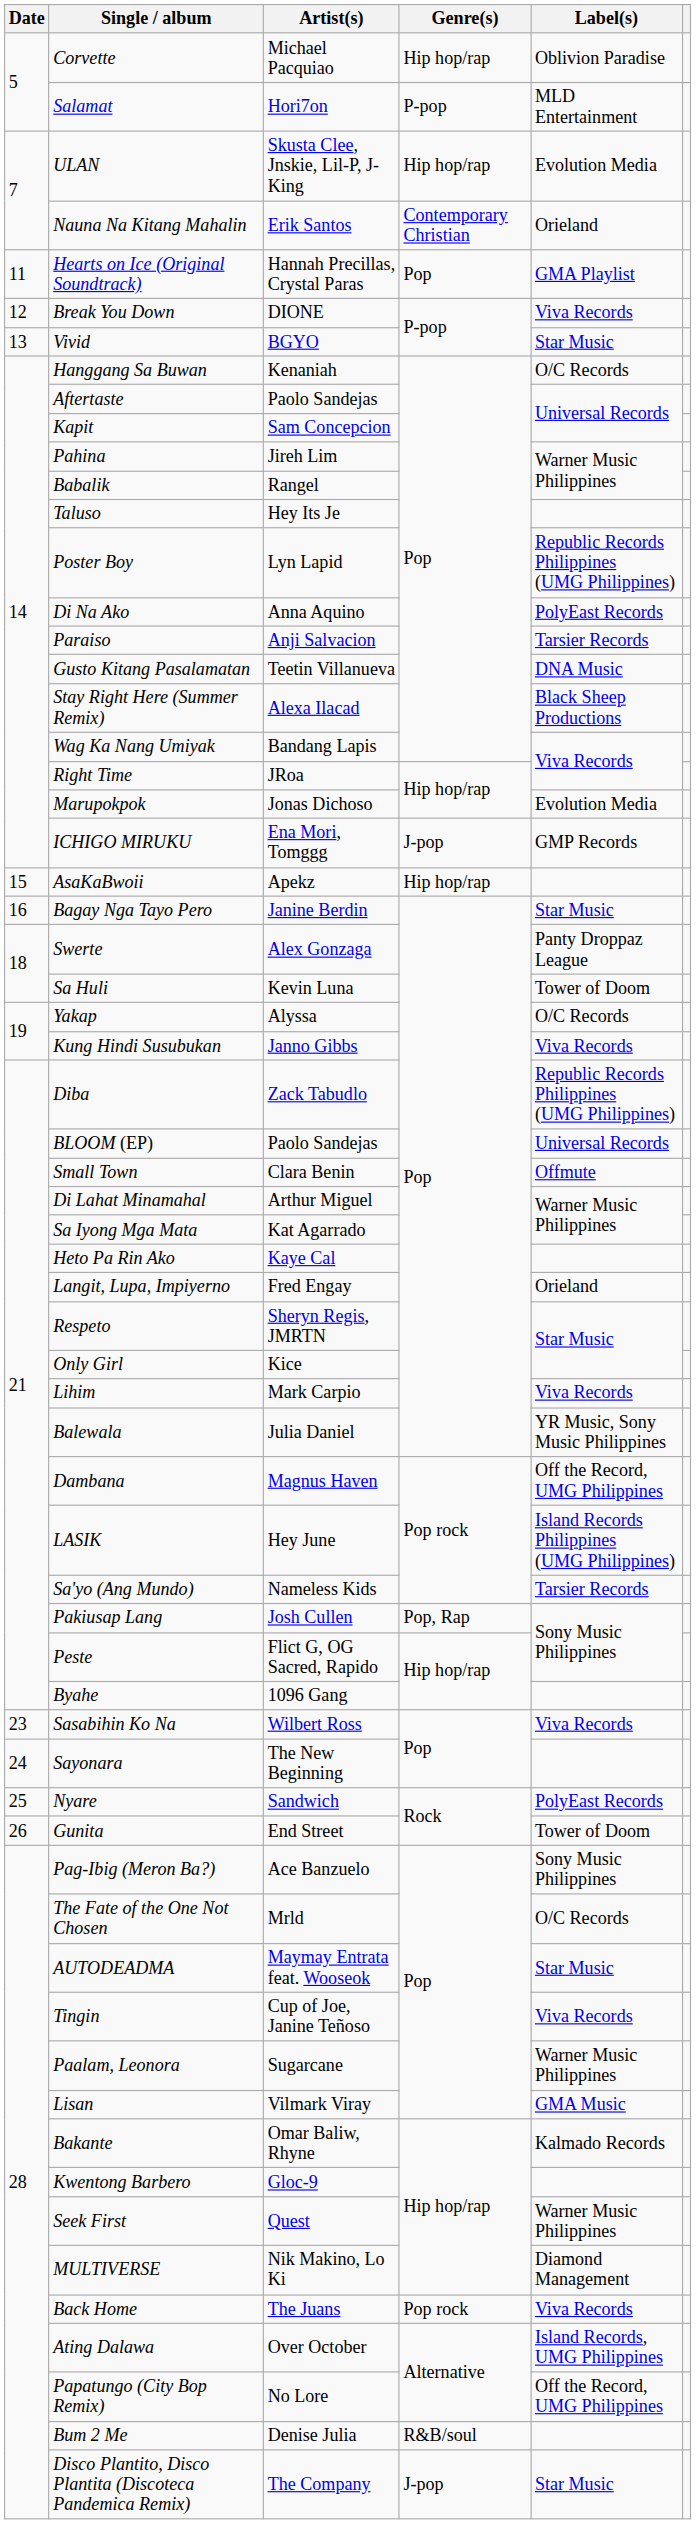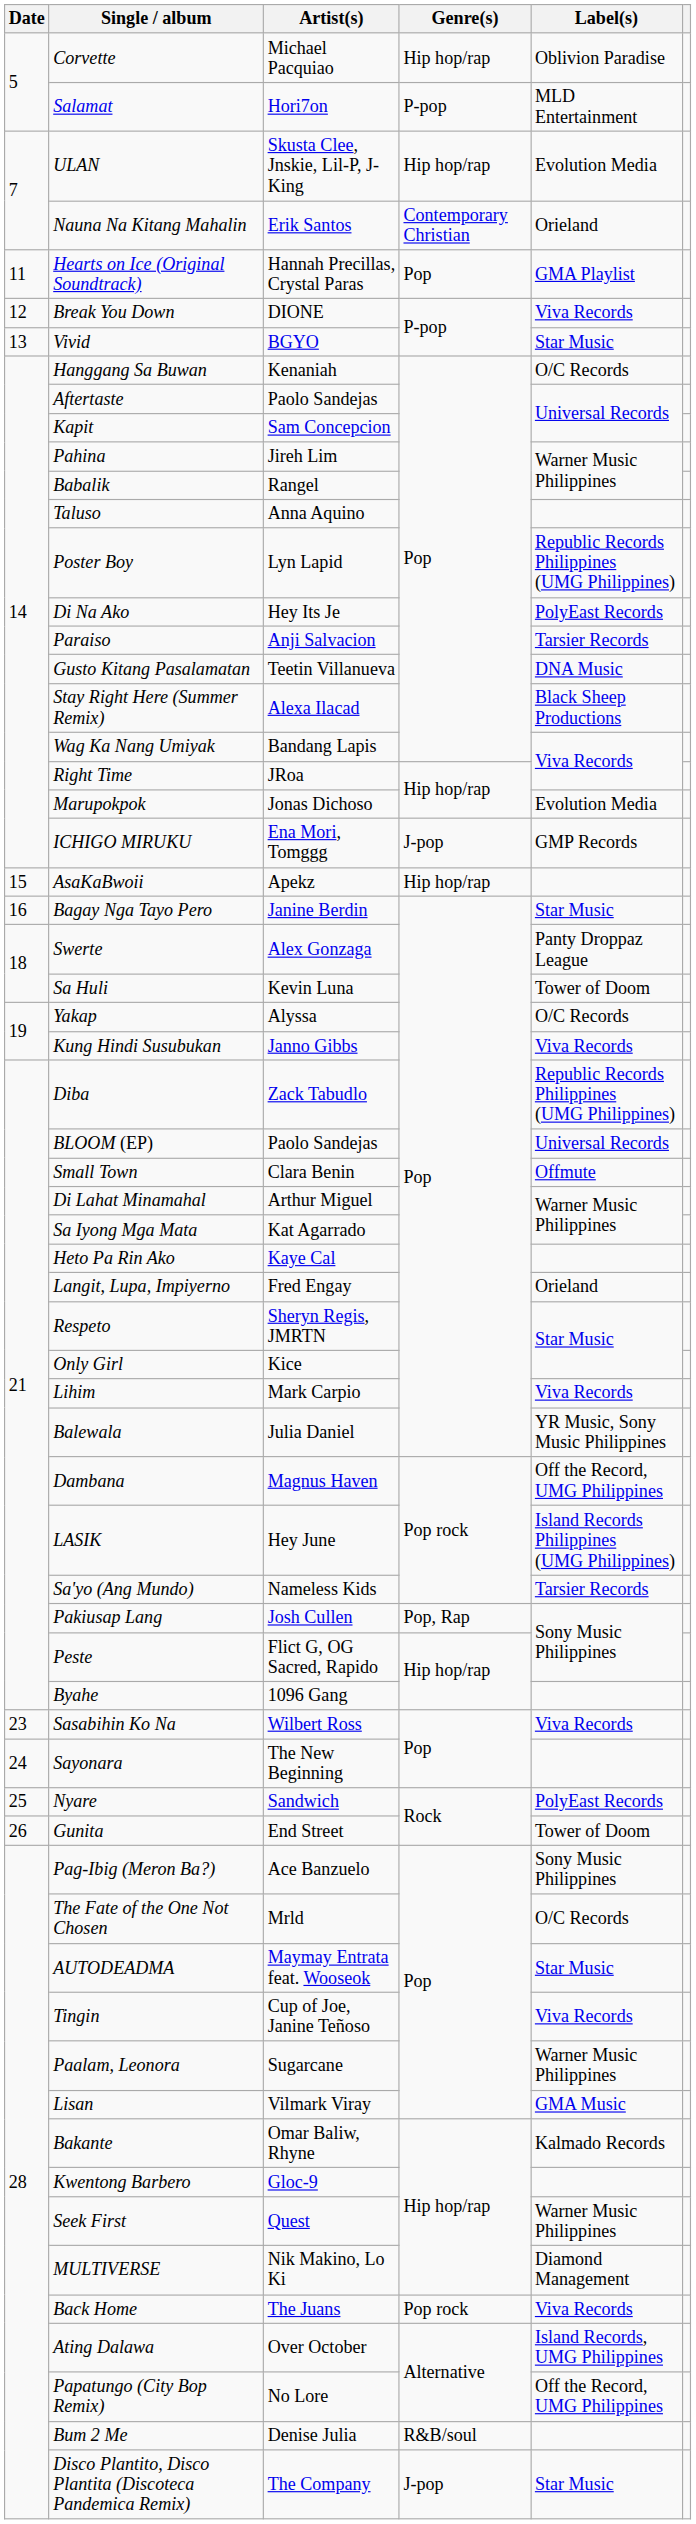(304, 513) Hey Its Je -> (316, 513) Anna Aquino
(316, 611) Anna Aquino -> (304, 611) Hey Its Je
